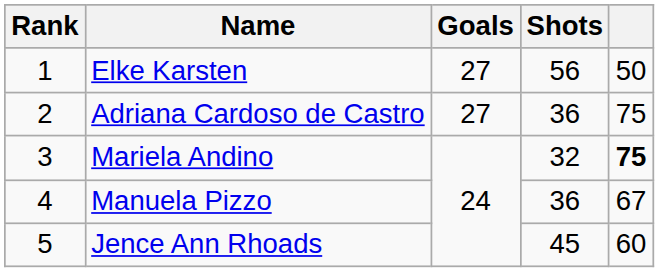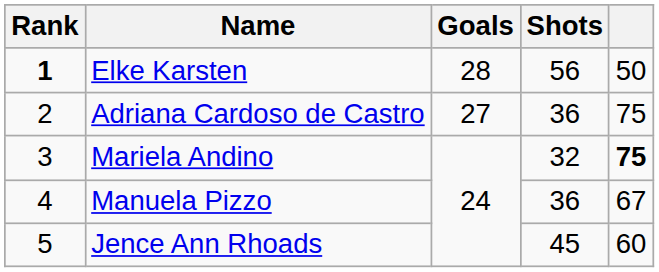(45, 69) normal -> (45, 69) bold
(476, 69) 27 -> (476, 69) 28
